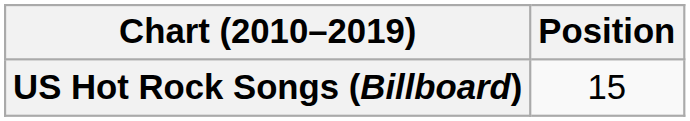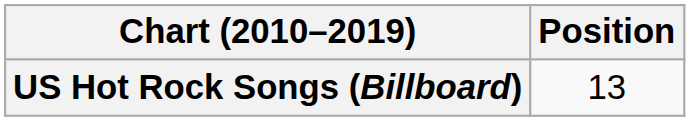(607, 87) 15 -> (607, 87) 13
